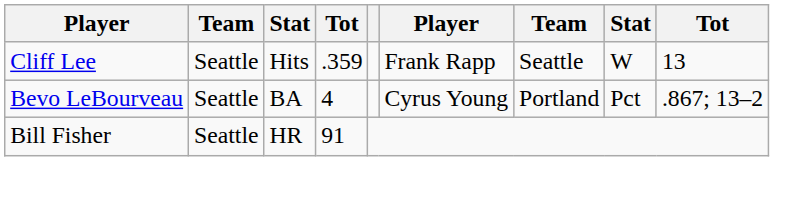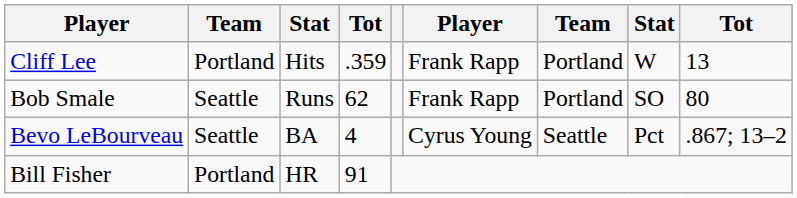(226, 60) Seattle -> (234, 60) Portland
(551, 60) Seattle -> (583, 60) Portland
+ row: (62, 98)
(559, 98) Portland -> (575, 135) Seattle
(226, 135) Seattle -> (234, 173) Portland
